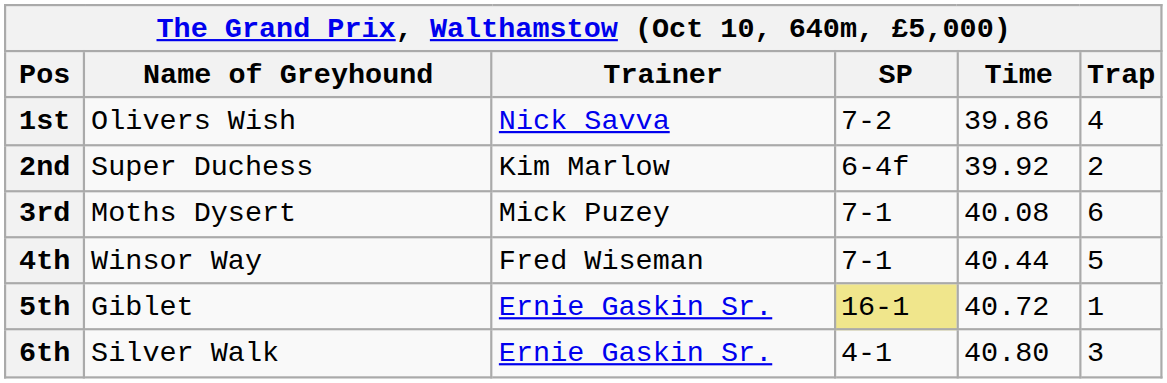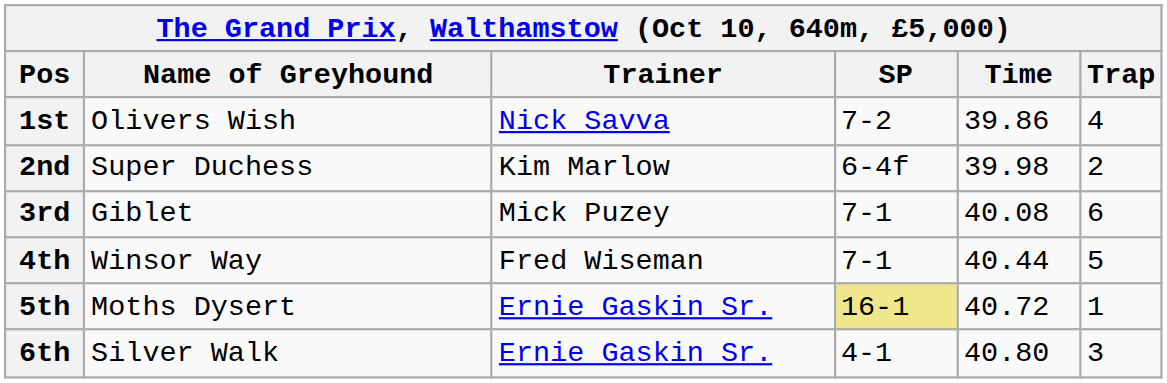(1007, 167) 39.92 -> (1007, 167) 39.98
(194, 214) Moths Dysert -> (142, 214) Giblet
(142, 307) Giblet -> (194, 307) Moths Dysert
